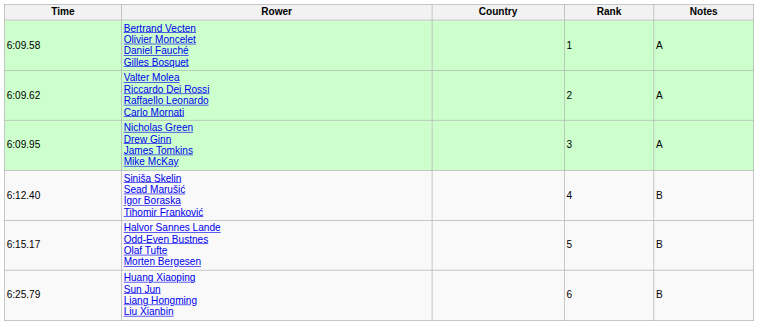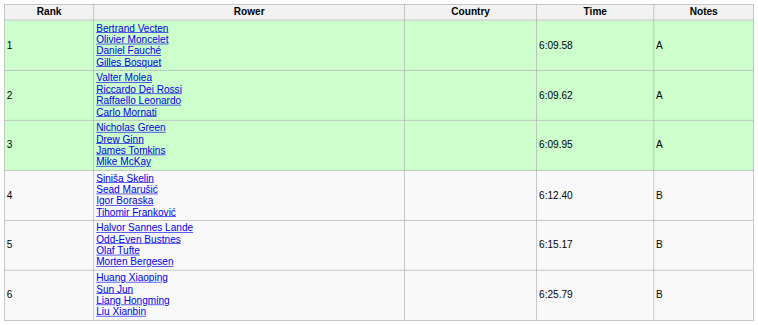columns swapped: (609, 12) <-> (63, 12)
